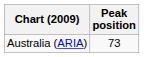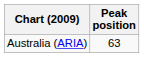(114, 43) 73 -> (114, 43) 63
